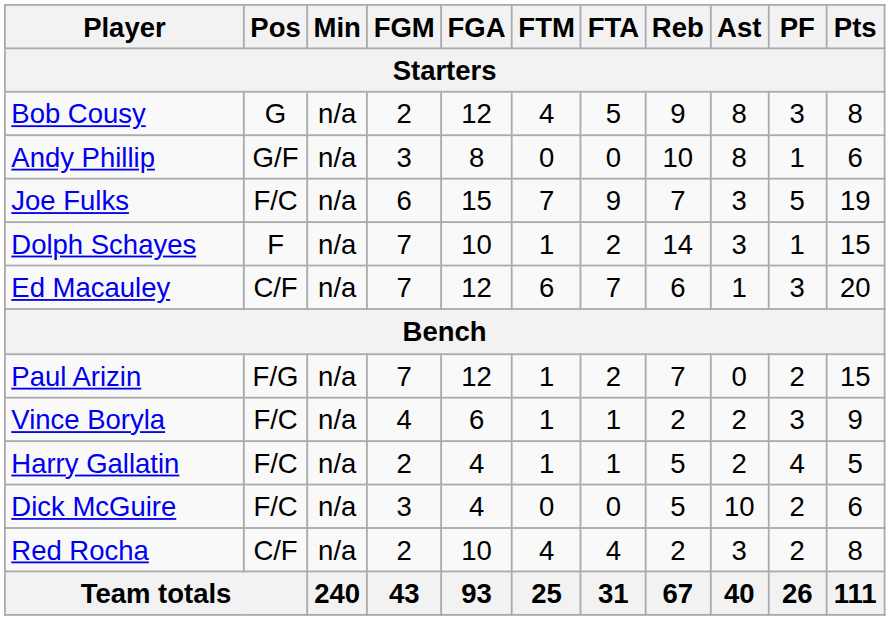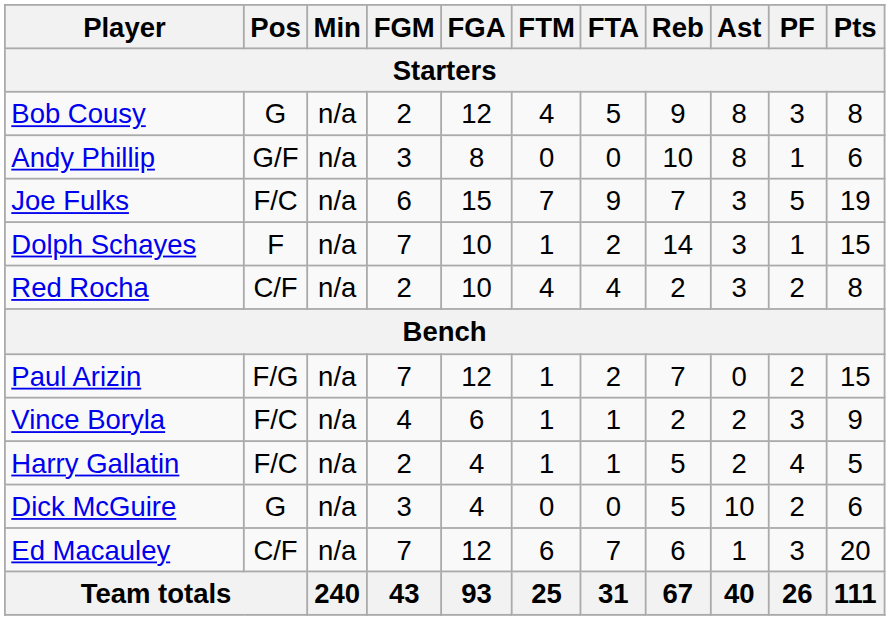rows swapped: (91, 288) <-> (80, 550)
(276, 506) F/C -> (276, 506) G
